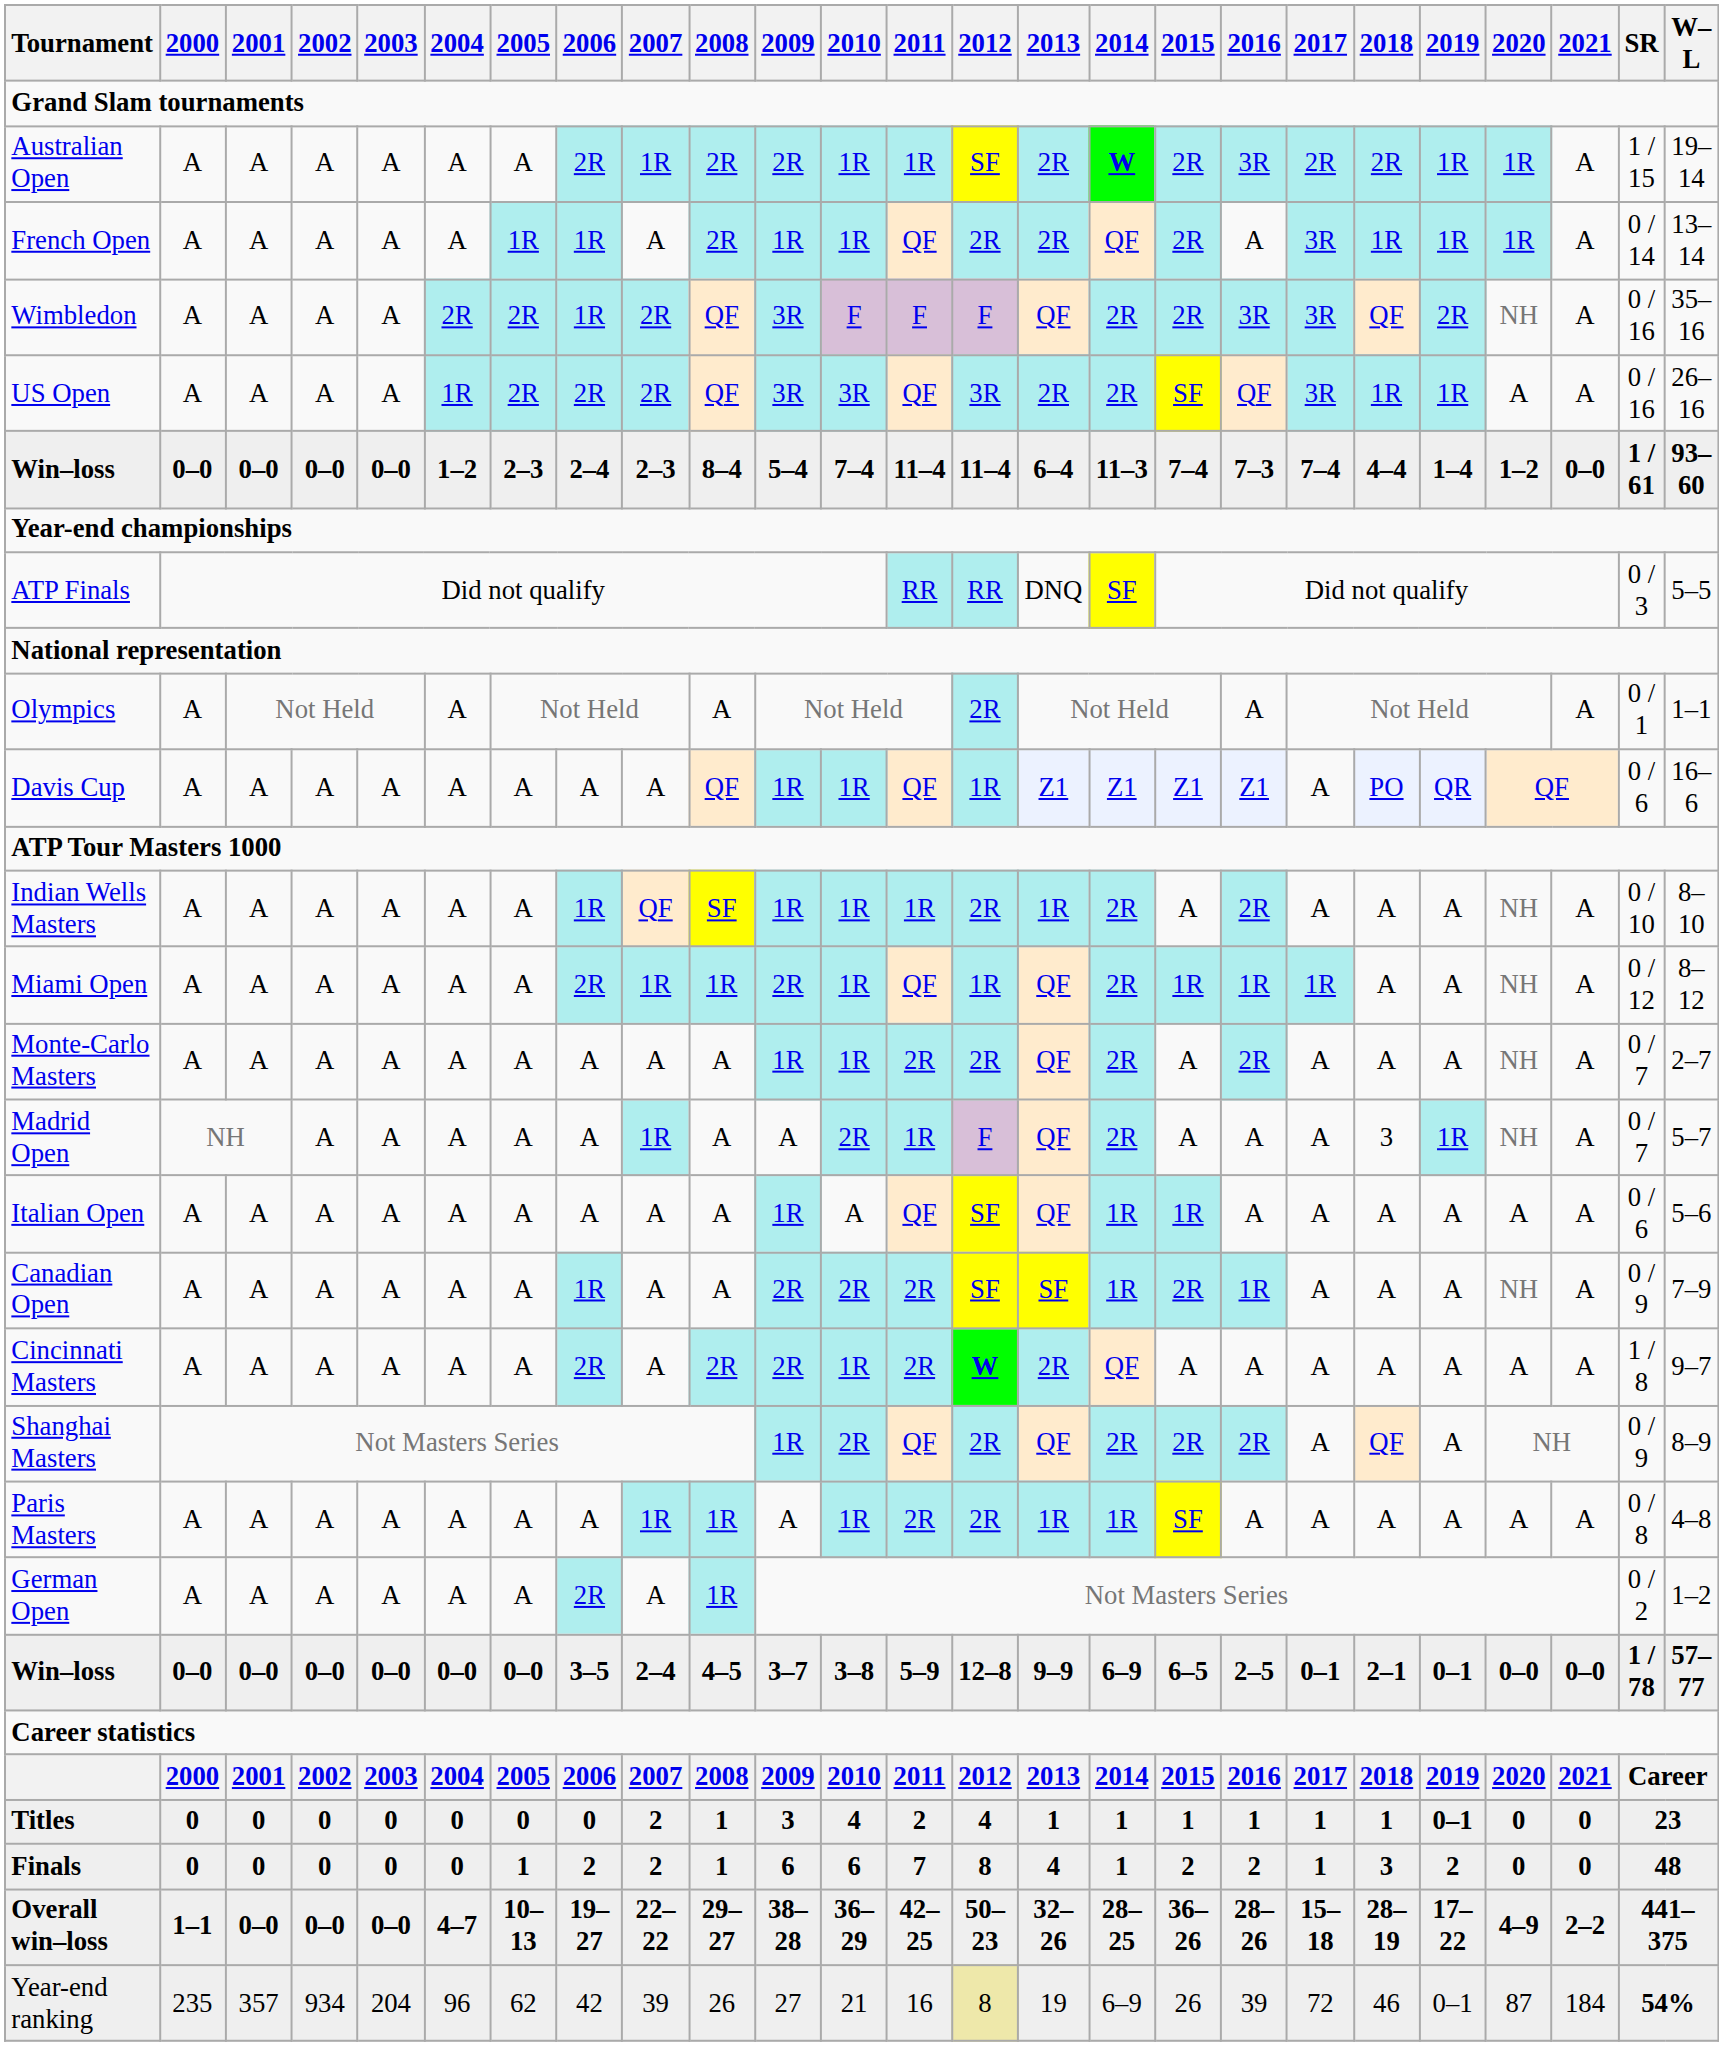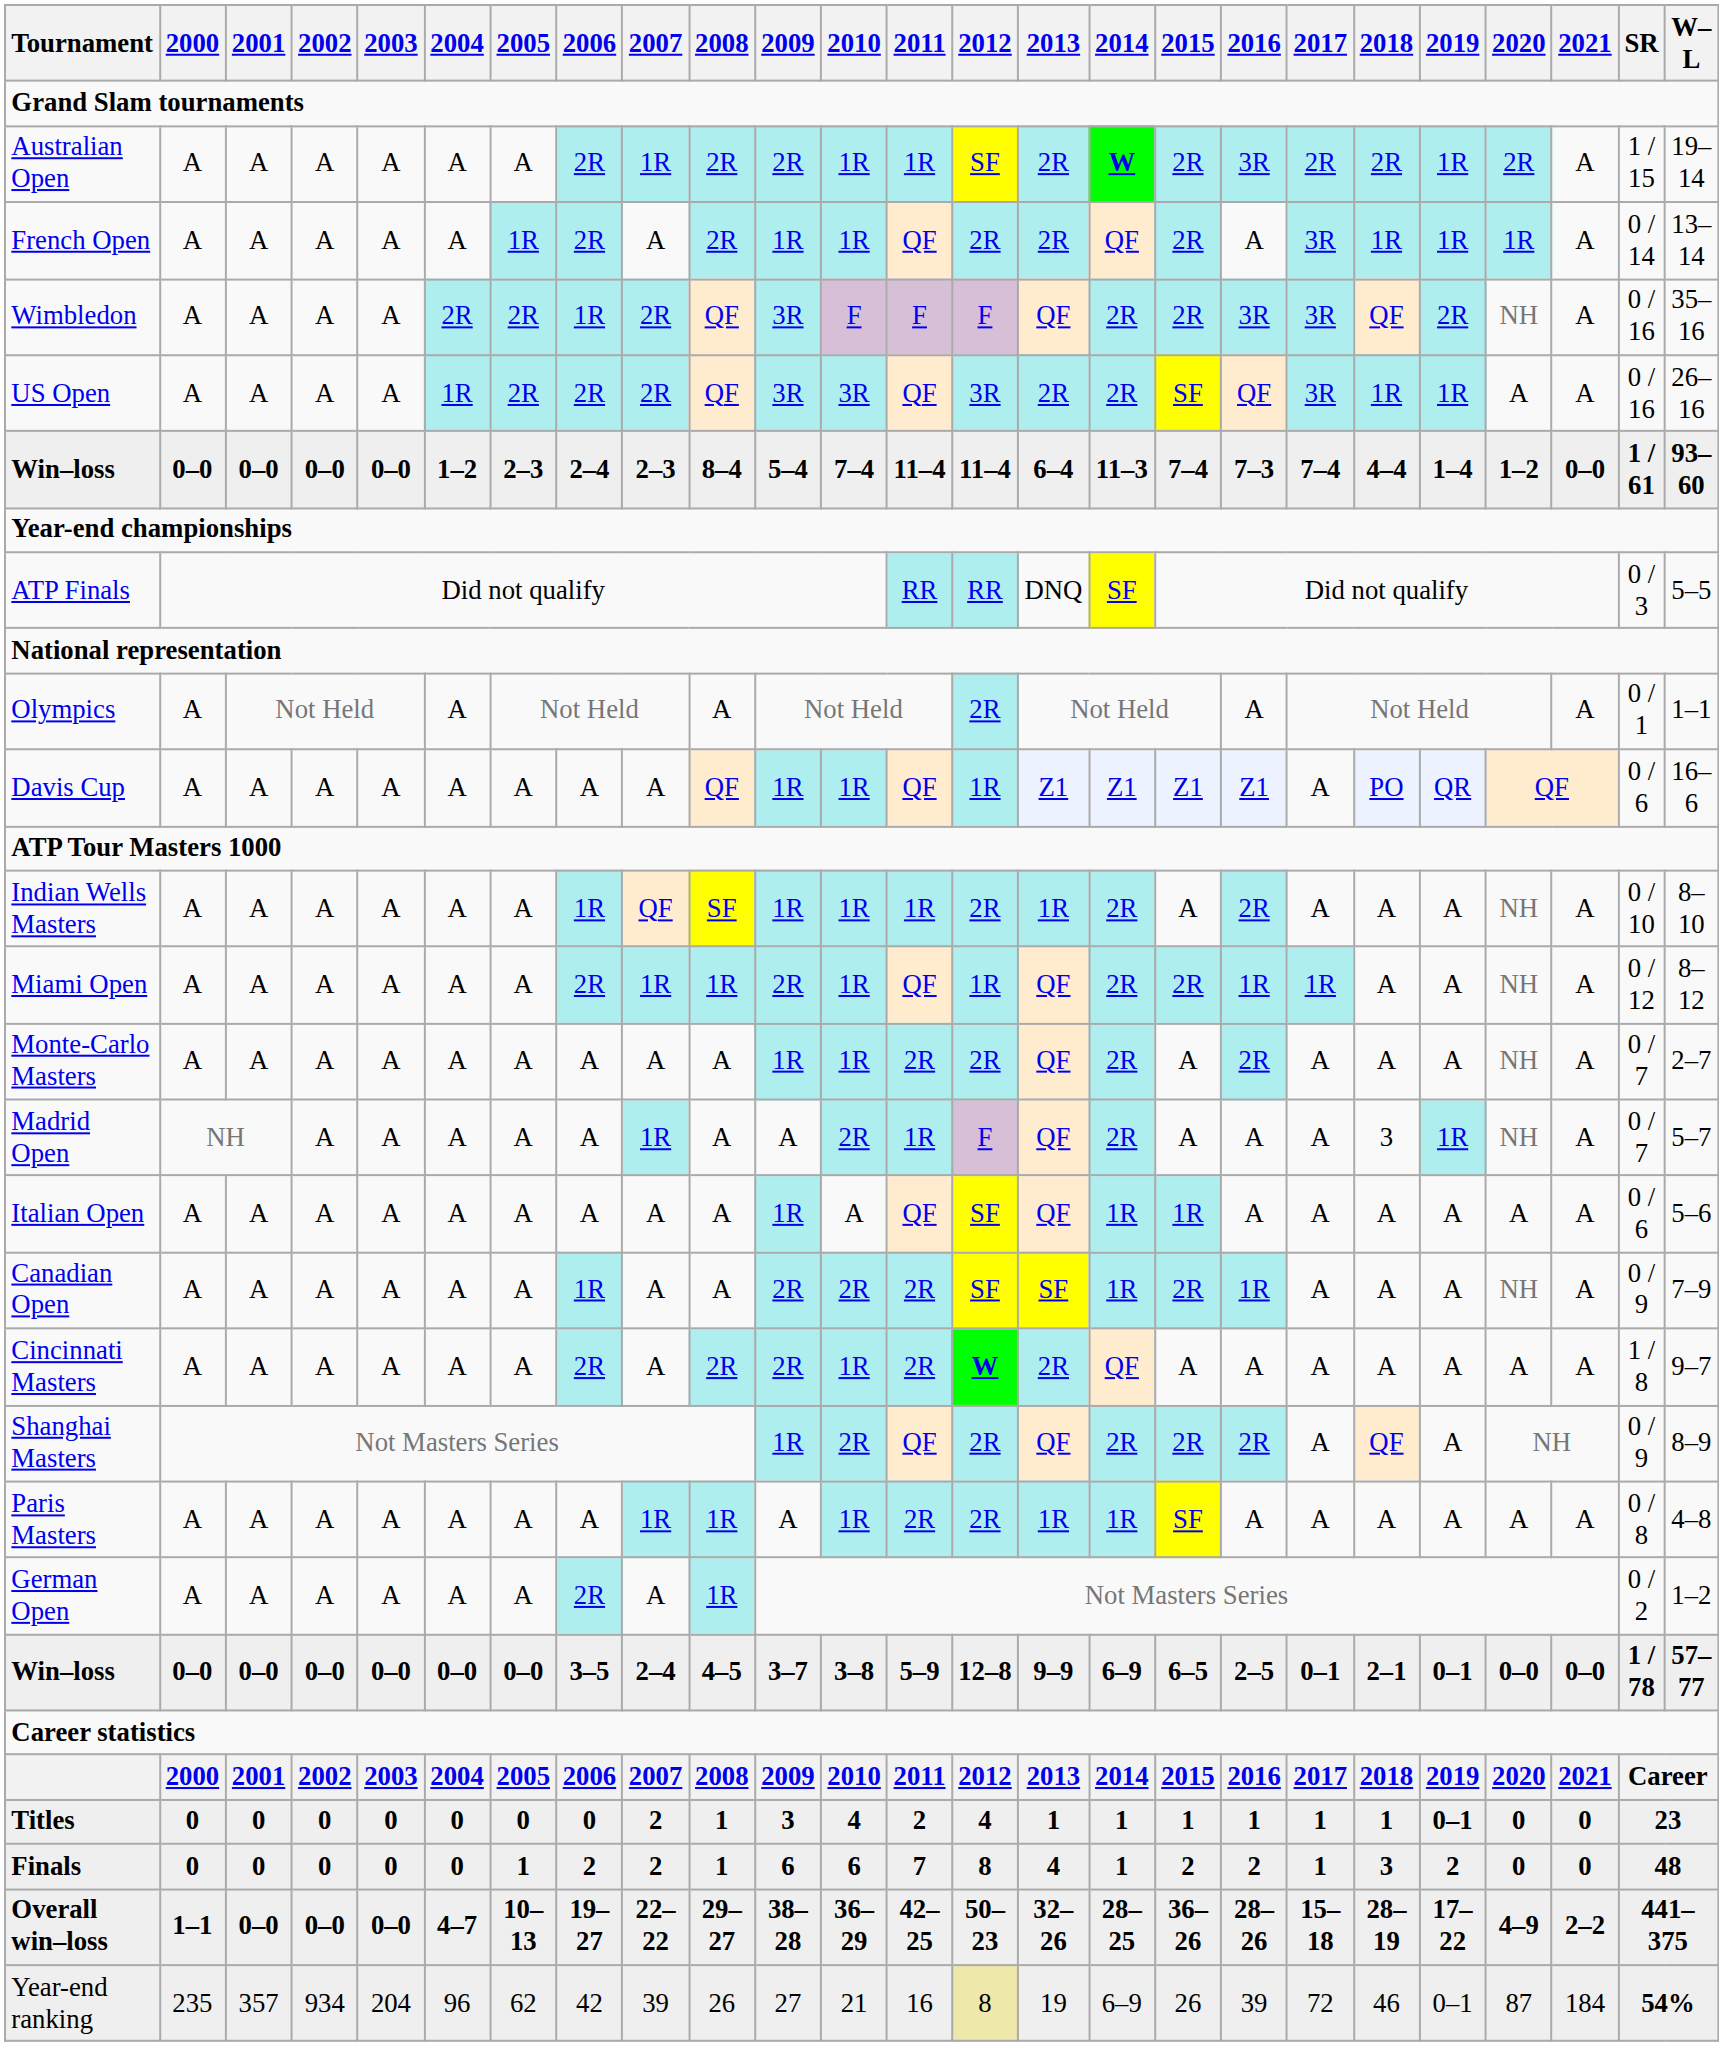(1519, 164) 1R -> (1519, 164) 2R
(589, 240) 1R -> (589, 240) 2R
(1188, 984) 1R -> (1188, 984) 2R
